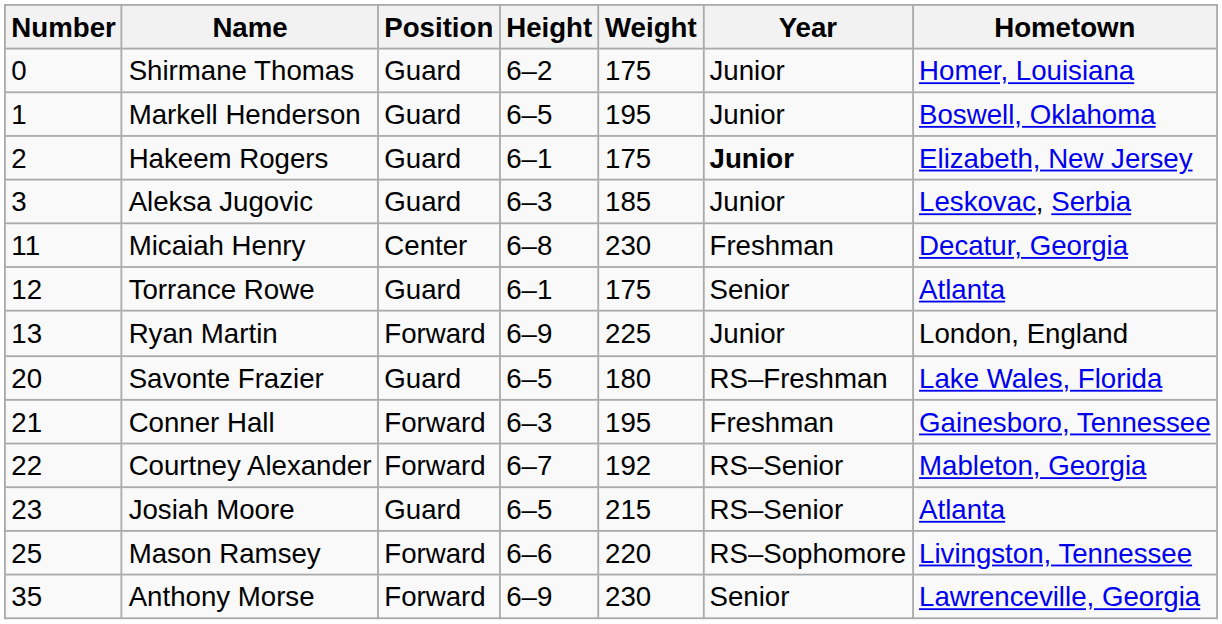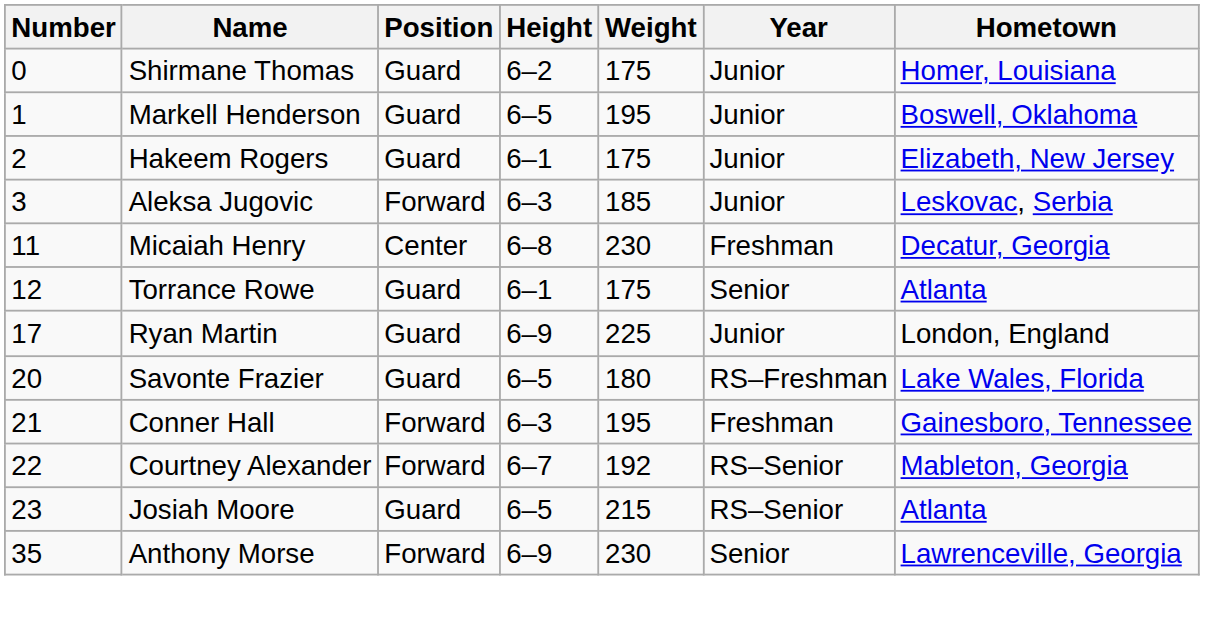(752, 158) bold -> (747, 158) normal
(423, 202) Guard -> (435, 202) Forward
(27, 334) 13 -> (27, 334) 17
(435, 334) Forward -> (423, 334) Guard
- row: (225, 553)
